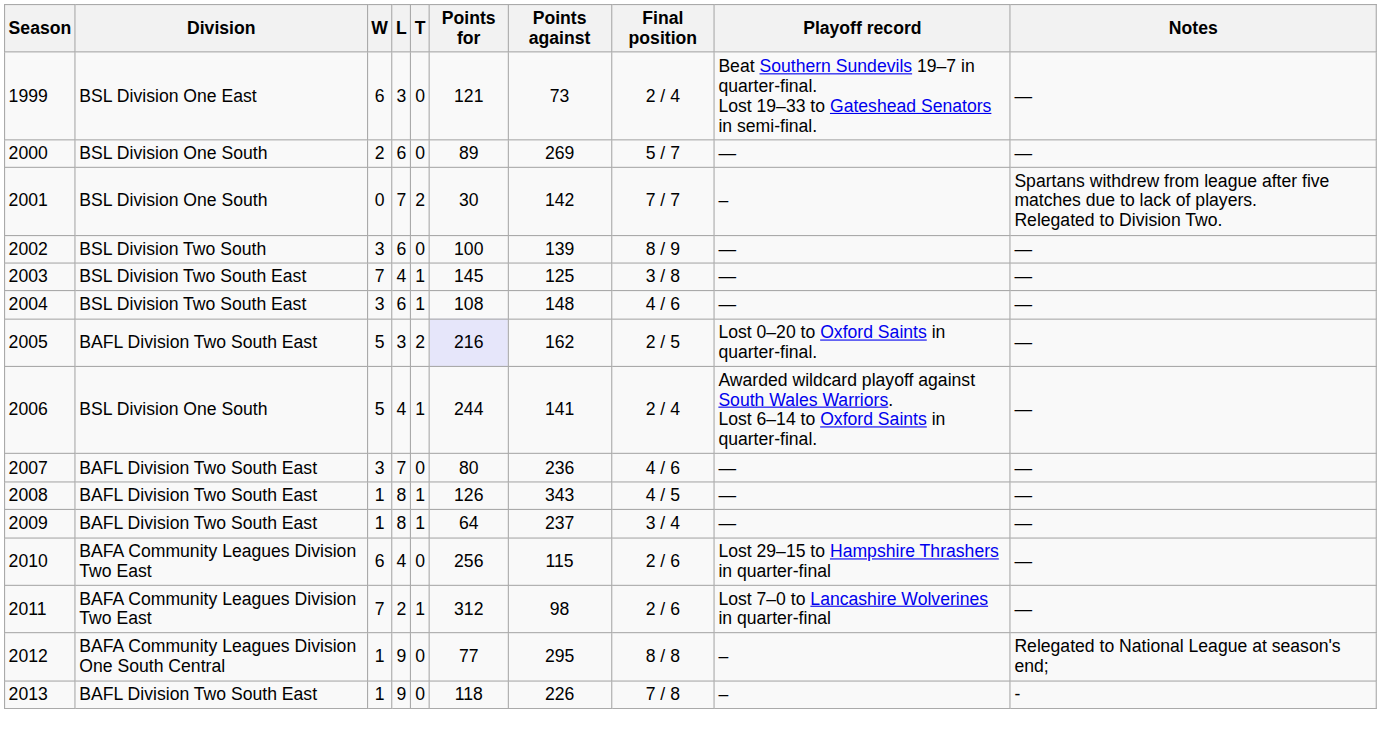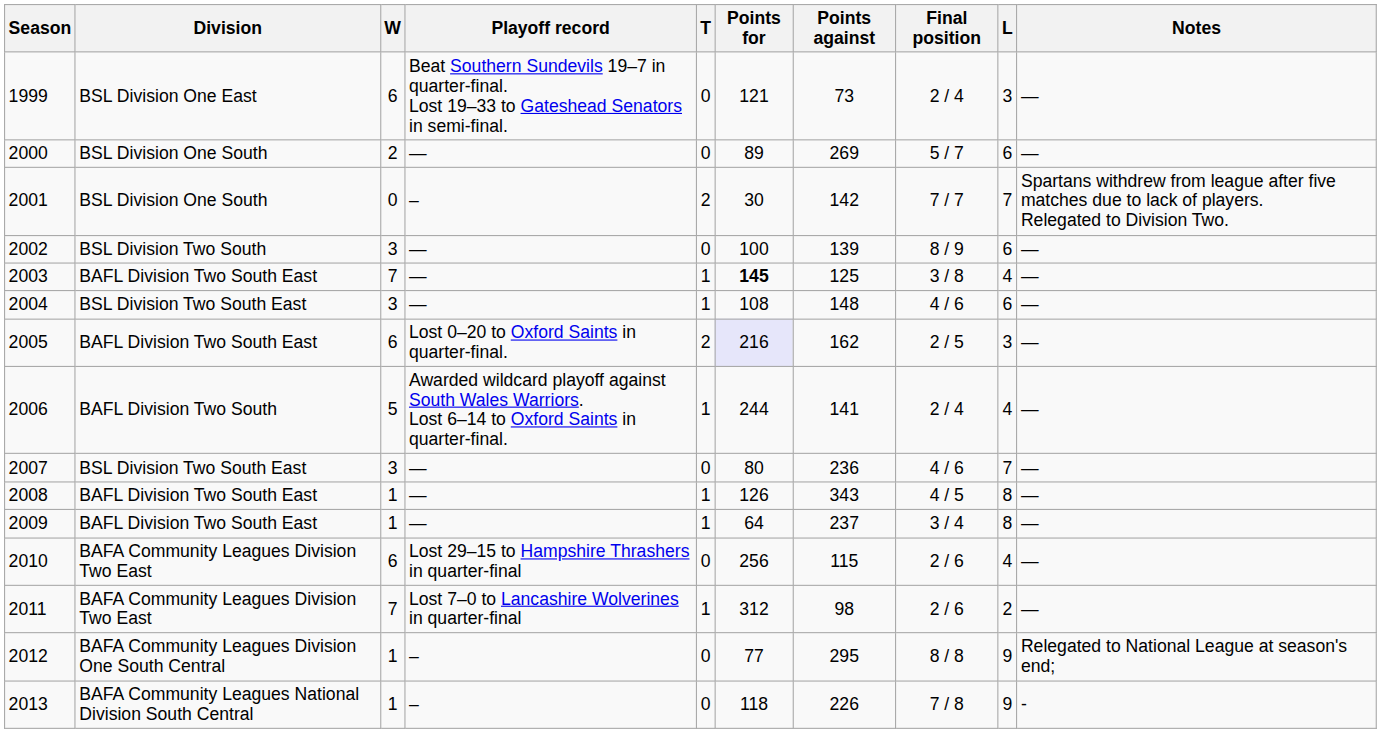columns swapped: (401, 28) <-> (862, 28)
(193, 276) BSL Division Two South East -> (198, 276) BAFL Division Two South East
(469, 276) normal -> (754, 276) bold
(380, 342) 5 -> (393, 342) 6
(173, 410) BSL Division One South -> (178, 410) BAFL Division Two South
(198, 467) BAFL Division Two South East -> (193, 467) BSL Division Two South East
(198, 694) BAFL Division Two South East -> (219, 704) BAFA Community Leagues National Division South Central
